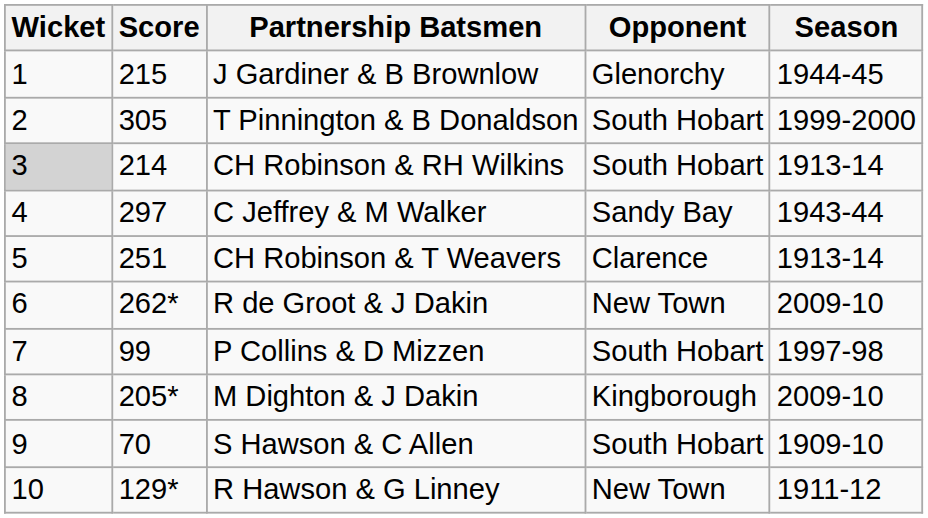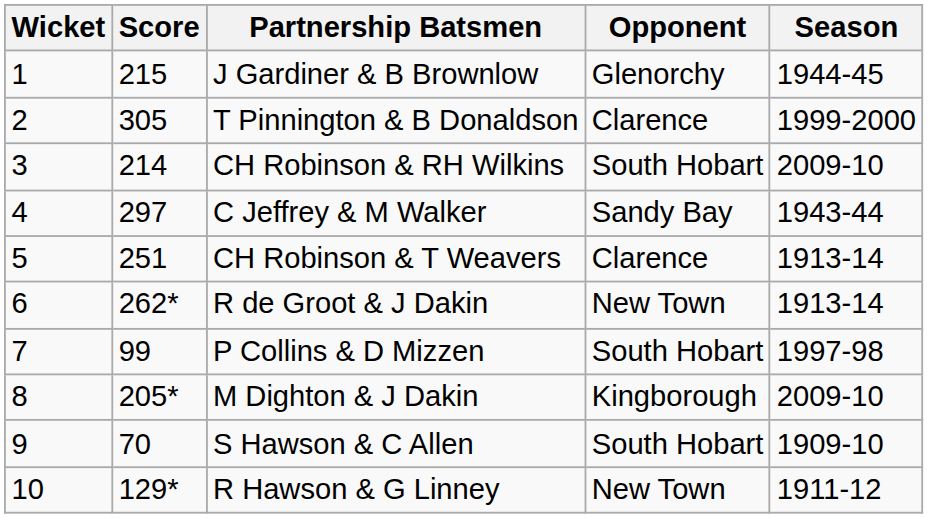(678, 119) South Hobart -> (650, 119) Clarence
(20, 166) lightgrey background -> (20, 166) no background
(830, 166) 1913-14 -> (830, 166) 2009-10
(830, 304) 2009-10 -> (830, 304) 1913-14
